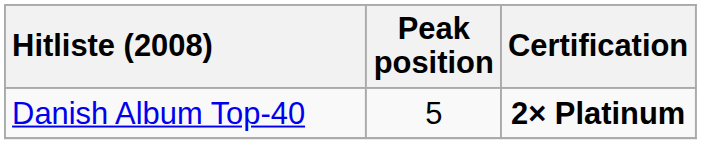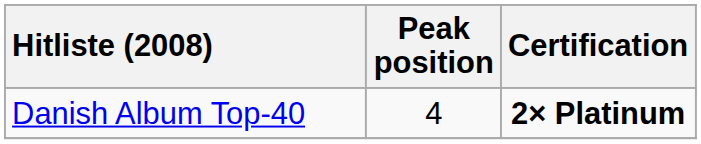(434, 112) 5 -> (434, 112) 4
